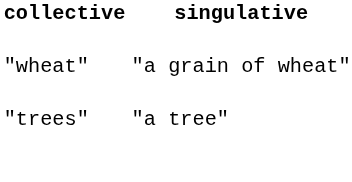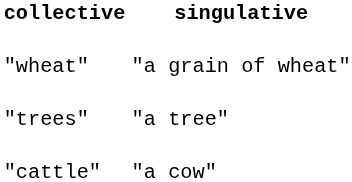+ row: (52, 172)
